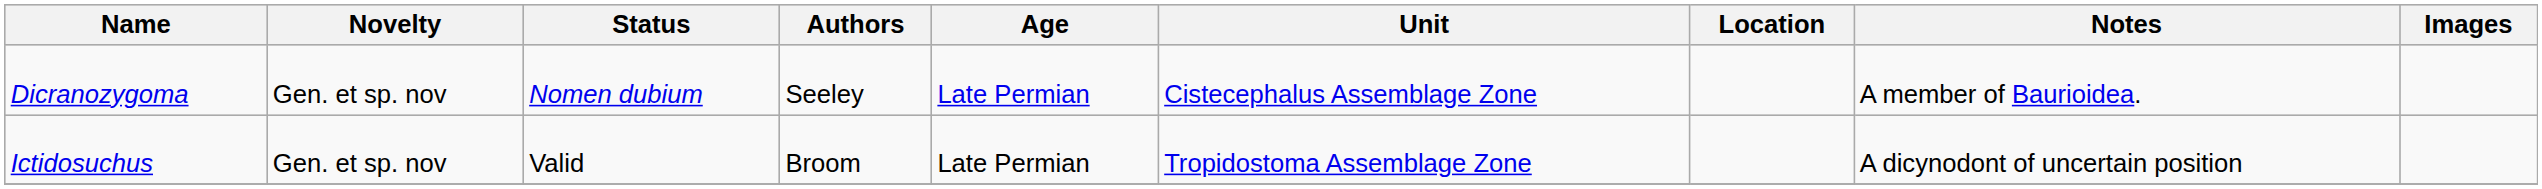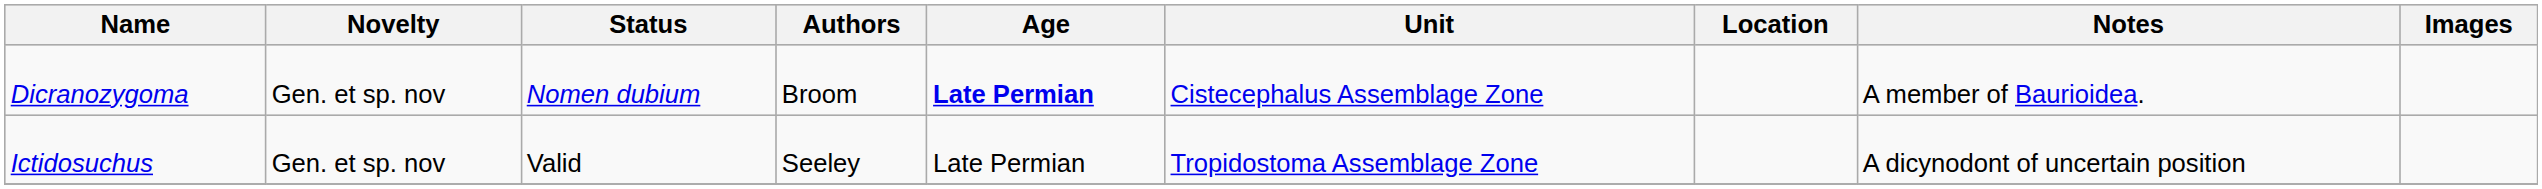(825, 94) Seeley -> (820, 94) Broom
(1014, 94) normal -> (1013, 94) bold
(823, 163) Broom -> (821, 163) Seeley
